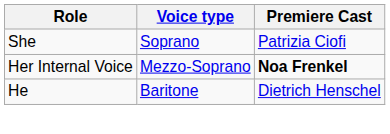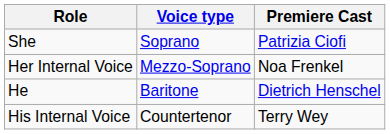(303, 66) bold -> (301, 66) normal
+ row: (69, 116)
